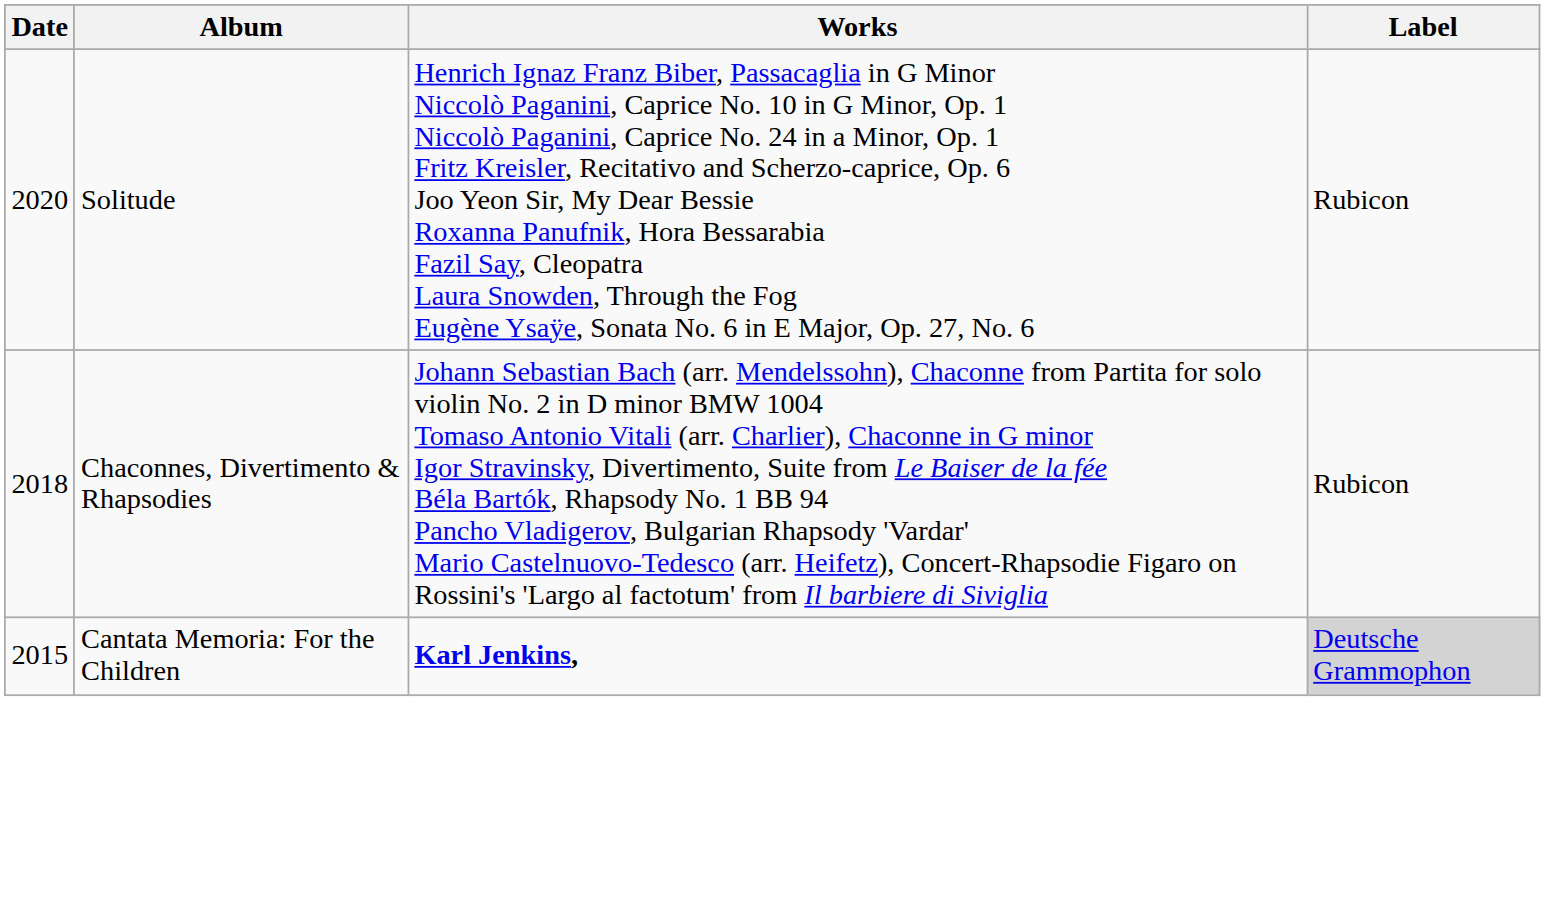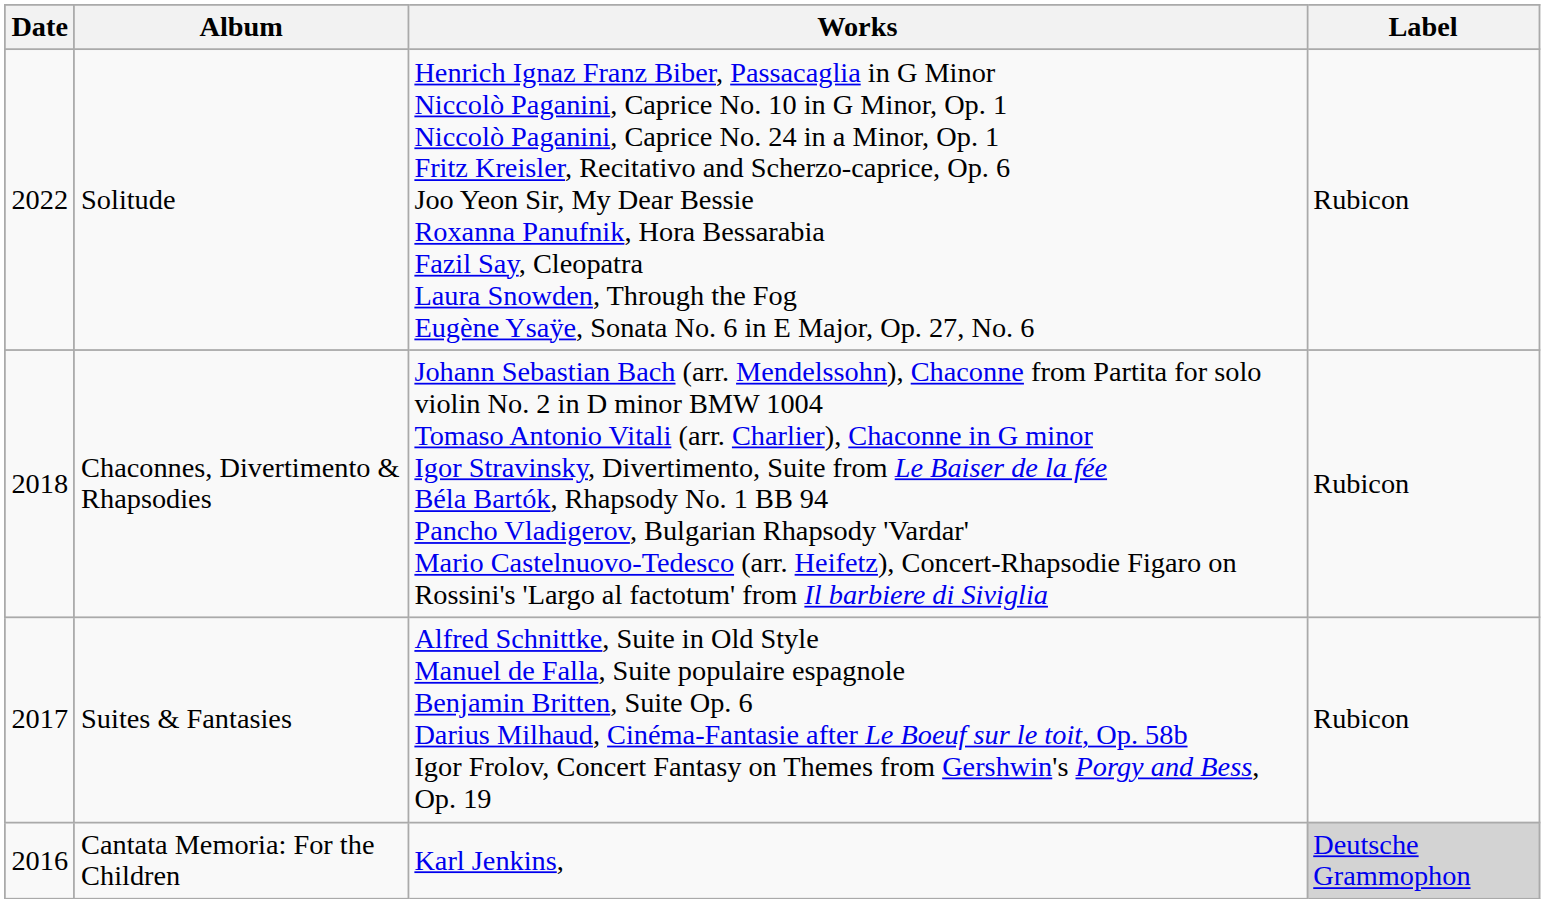(40, 199) 2020 -> (40, 199) 2022
+ row: (187, 719)
(40, 655) 2015 -> (40, 859) 2016
(496, 655) bold -> (489, 859) normal
